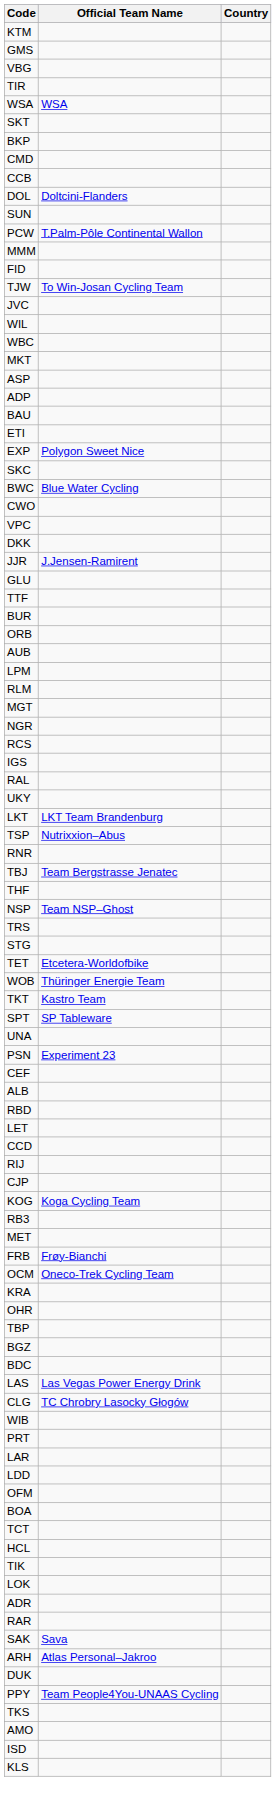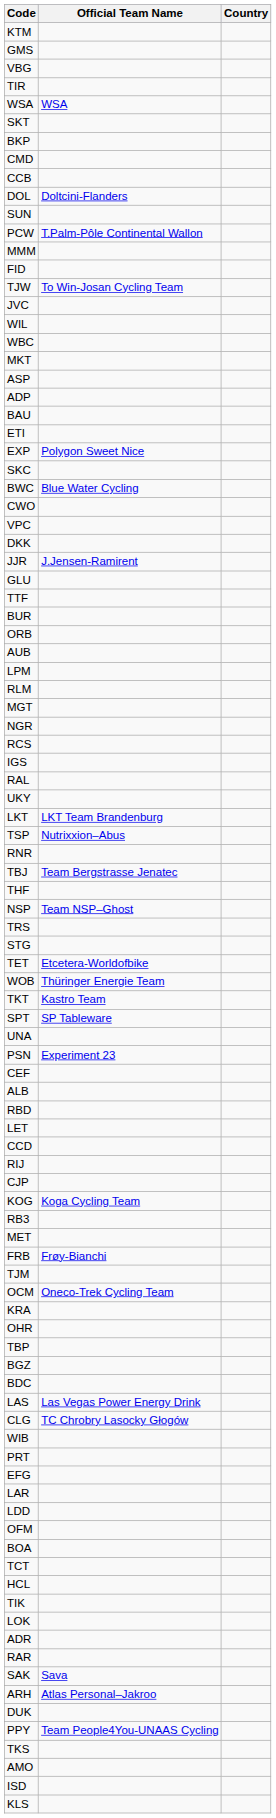+ row: (18, 1274)
+ row: (19, 1475)
